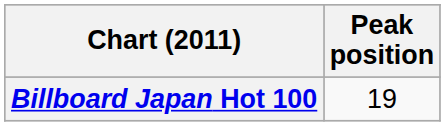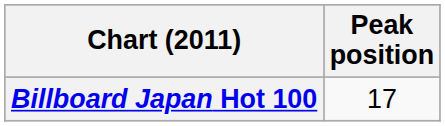(382, 98) 19 -> (382, 98) 17
